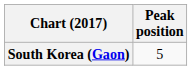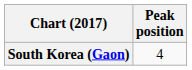(160, 53) 5 -> (160, 53) 4
